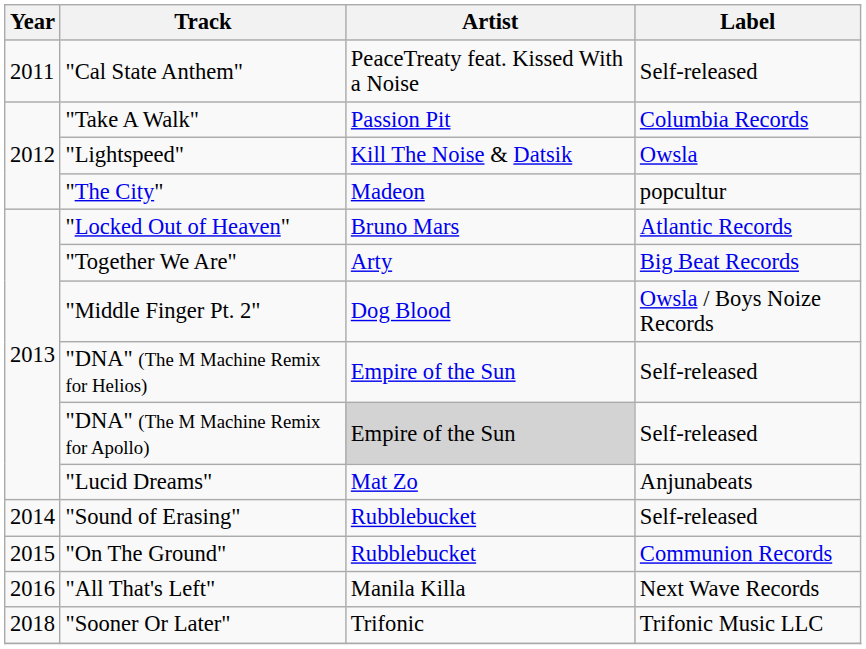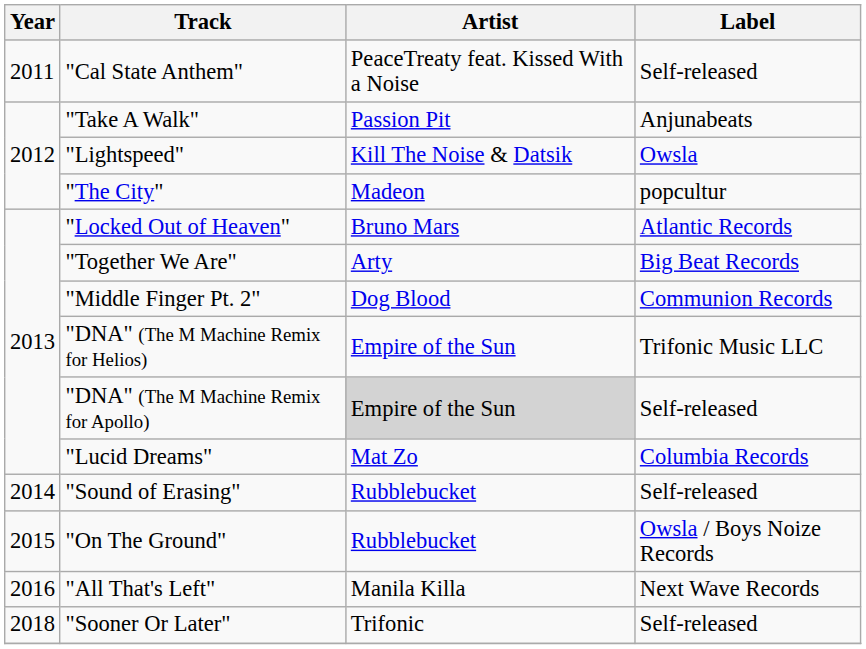(724, 119) Columbia Records -> (696, 119) Anjunabeats
(730, 310) Owsla / Boys Noize Records -> (736, 298) Communion Records
(699, 372) Self-released -> (732, 346) Trifonic Music LLC
(696, 481) Anjunabeats -> (724, 456) Columbia Records
(736, 553) Communion Records -> (730, 540) Owsla / Boys Noize Records
(732, 624) Trifonic Music LLC -> (699, 624) Self-released
